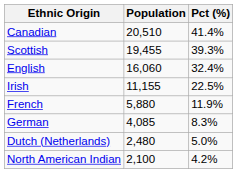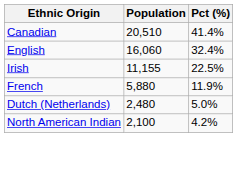- row: (28, 50)
- row: (28, 123)
